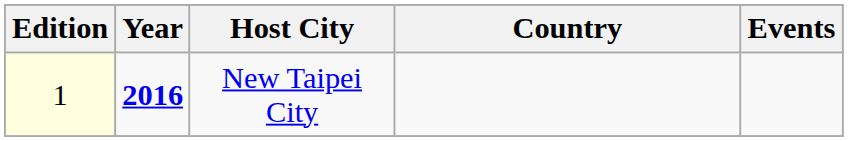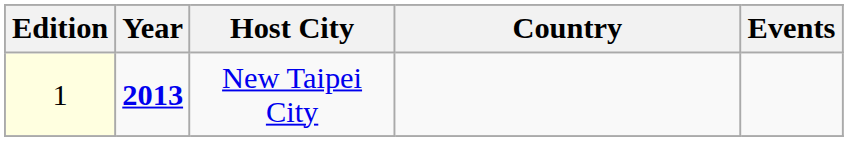(153, 93) 2016 -> (153, 93) 2013
